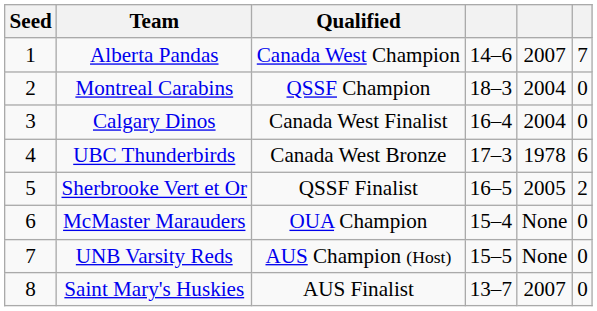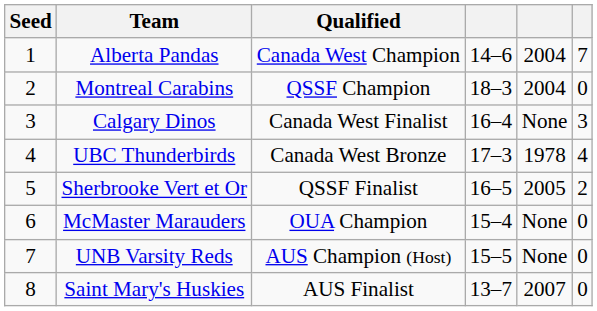(545, 54) 2007 -> (545, 54) 2004
(545, 121) 2004 -> (545, 121) None
(582, 121) 0 -> (582, 121) 3
(582, 155) 6 -> (582, 155) 4
